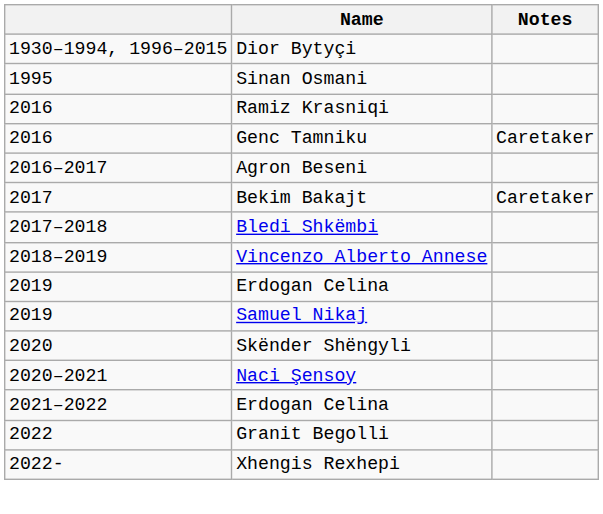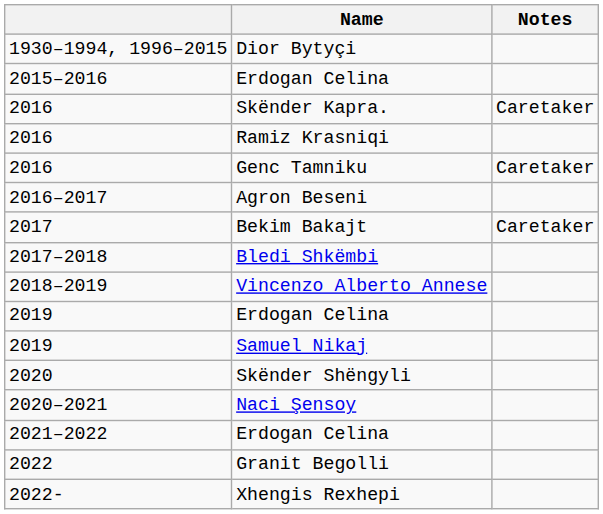- row: (31, 79)
+ row: (58, 79)
+ row: (31, 109)
